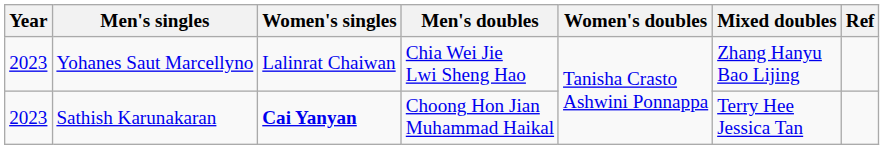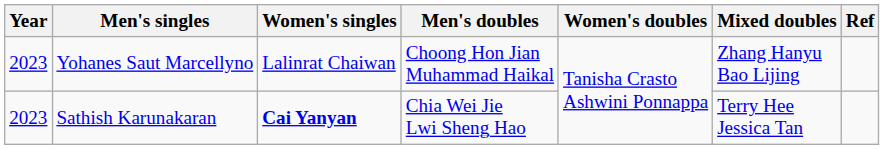(466, 63) Chia Wei Jie Lwi Sheng Hao -> (480, 63) Choong Hon Jian Muhammad Haikal
(480, 117) Choong Hon Jian Muhammad Haikal -> (466, 117) Chia Wei Jie Lwi Sheng Hao
